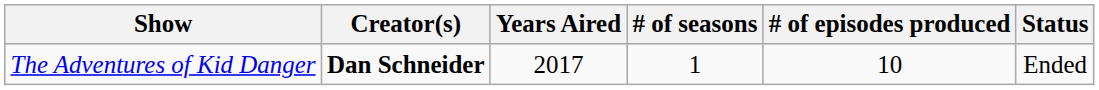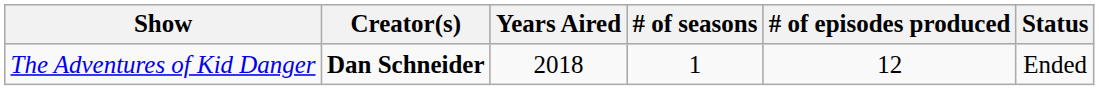(559, 63) 2017 -> (559, 63) 2018
(890, 63) 10 -> (890, 63) 12
